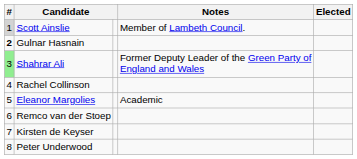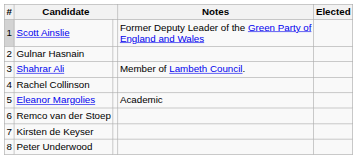(183, 27) Member of Lambeth Council. -> (216, 33) Former Deputy Leader of the Green Party of England and Wales
(9, 43) bold -> (9, 54) normal
(9, 64) lightgreen background -> (9, 69) no background
(216, 64) Former Deputy Leader of the Green Party of England and Wales -> (183, 69) Member of Lambeth Council.
